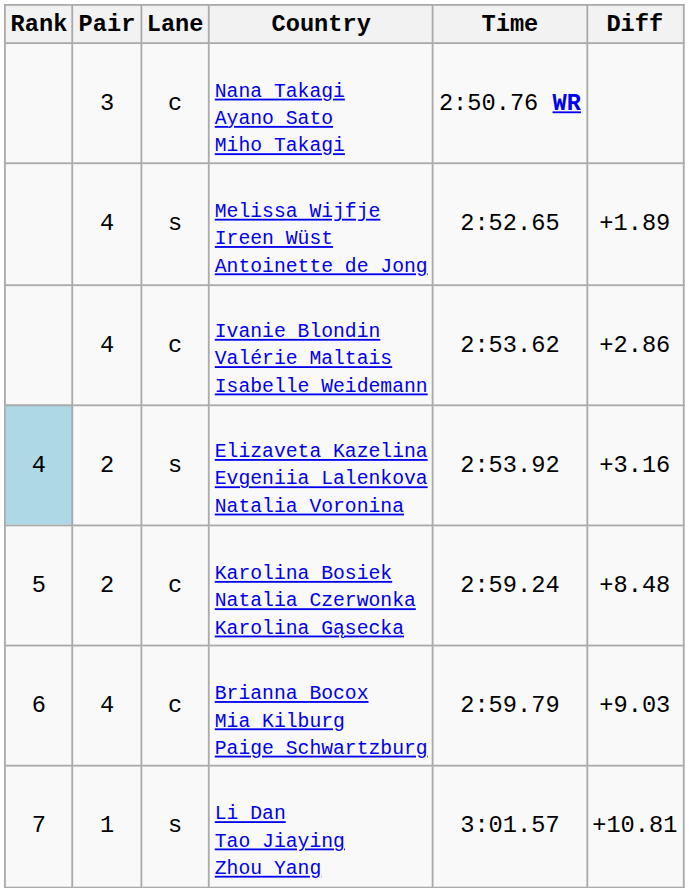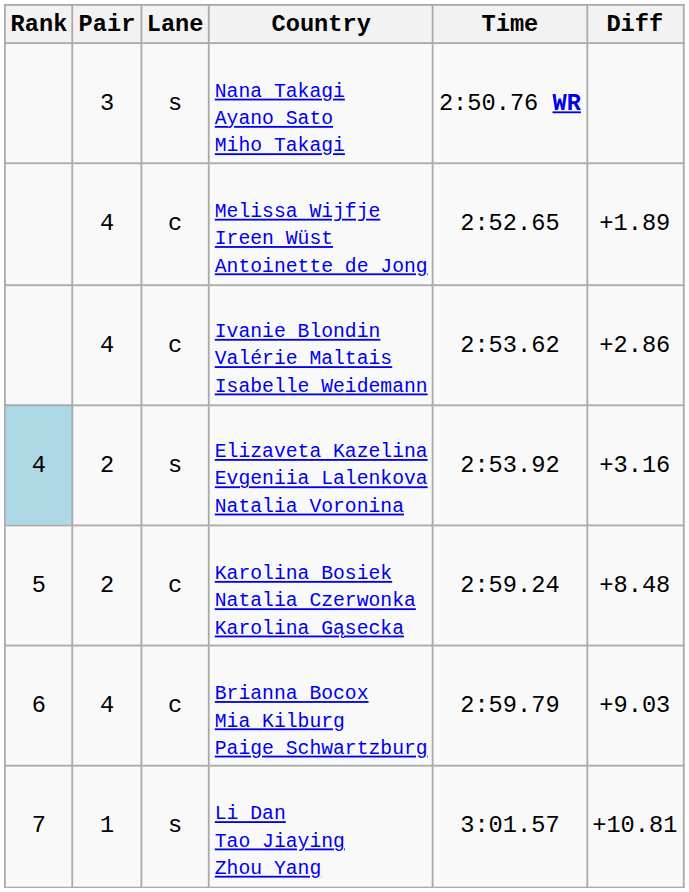(175, 104) c -> (175, 104) s
(175, 224) s -> (175, 224) c
